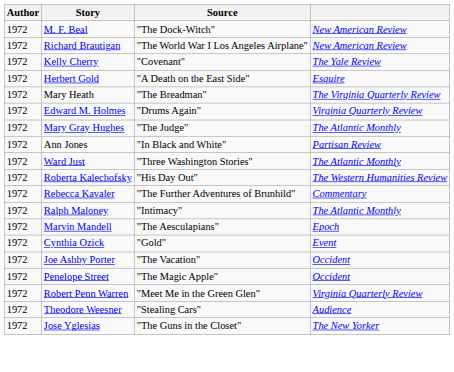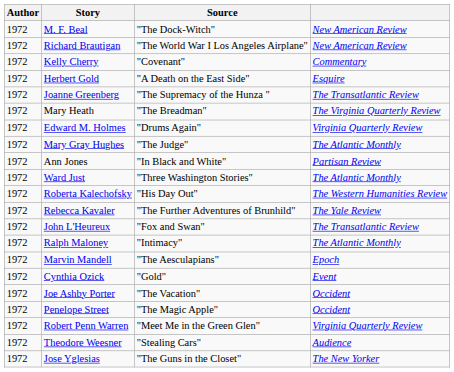(347, 62) The Yale Review -> (339, 62) Commentary
+ row: (81, 95)
(339, 194) Commentary -> (347, 210) The Yale Review
+ row: (77, 227)
